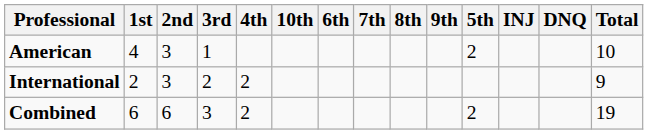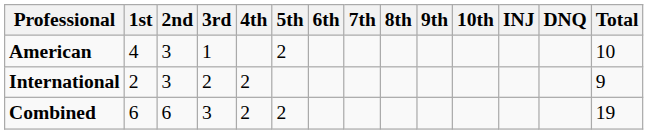columns swapped: (480, 19) <-> (295, 19)
